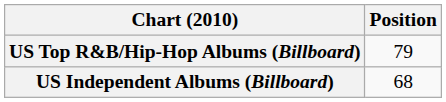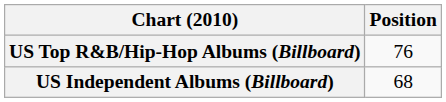(403, 50) 79 -> (403, 50) 76
